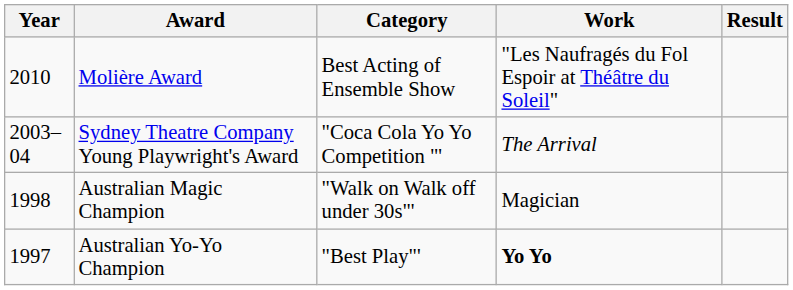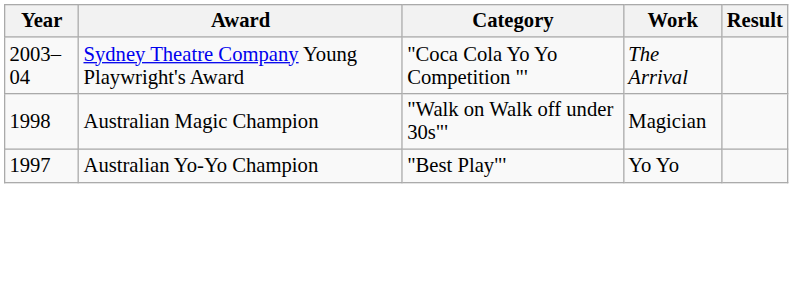- row: (140, 76)
(527, 256) bold -> (654, 165) normal
